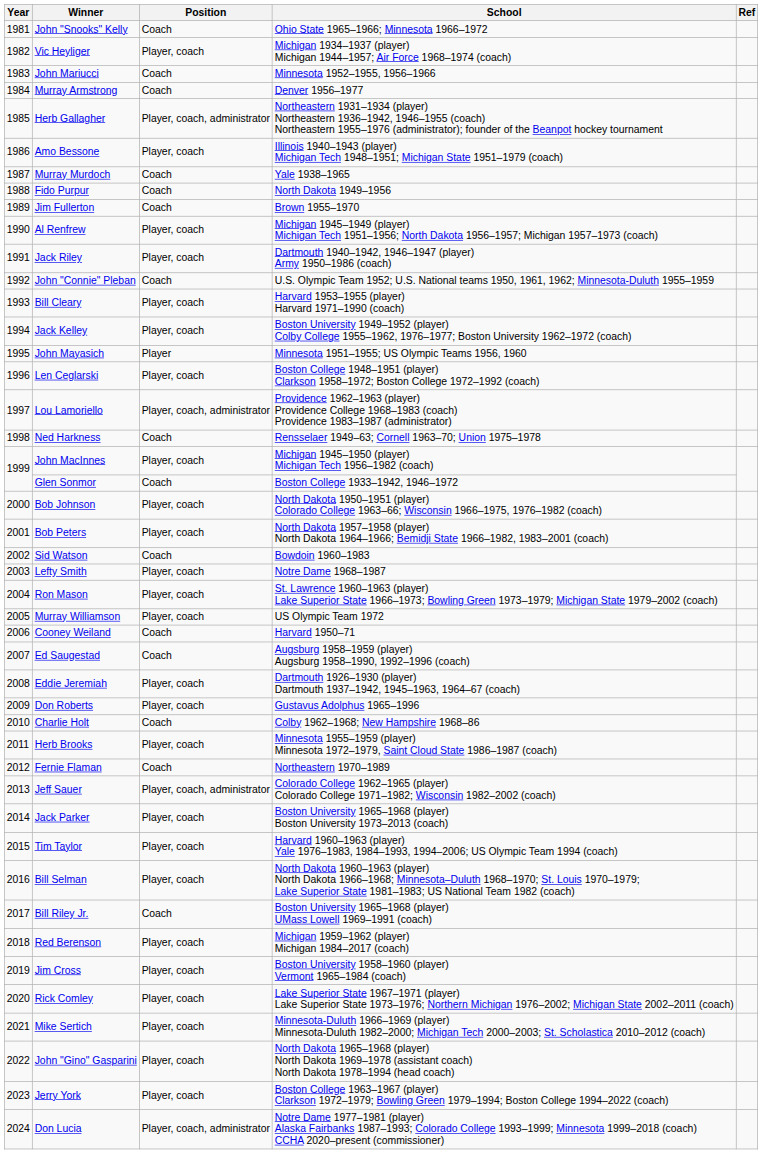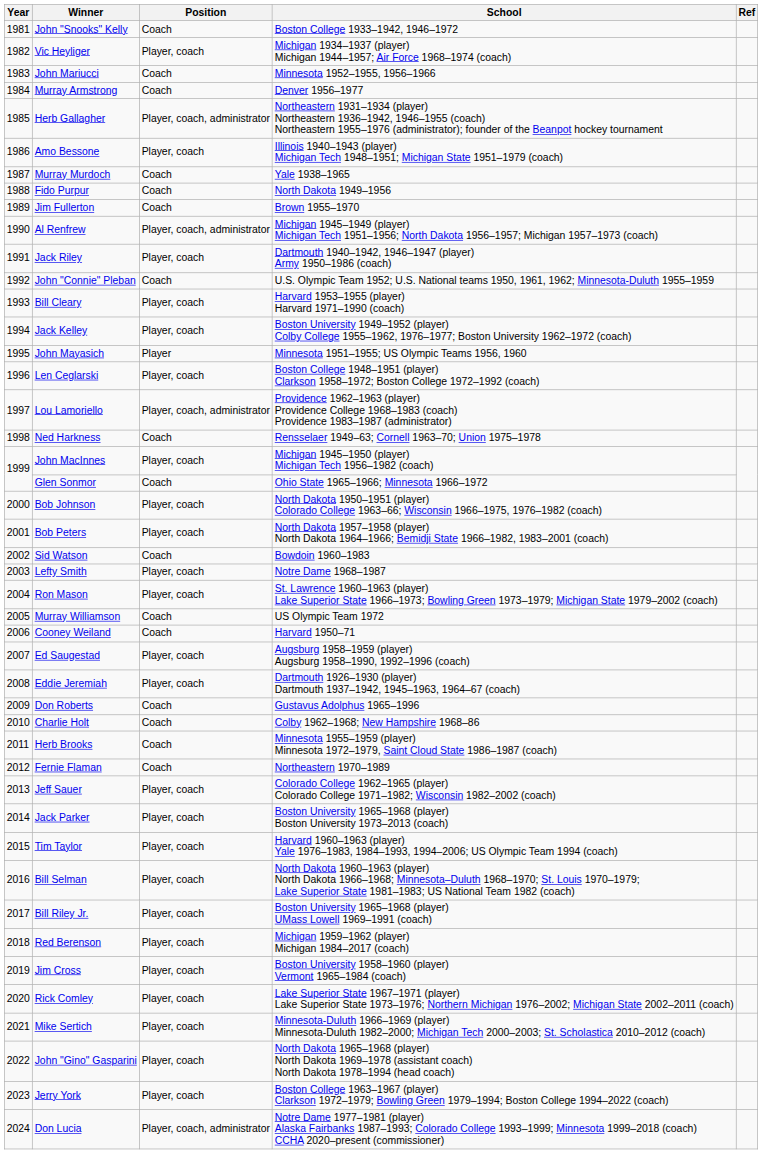(381, 29) Ohio State 1965–1966; Minnesota 1966–1972 -> (366, 29) Boston College 1933–1942, 1946–1972
(173, 230) Player, coach -> (206, 230) Player, coach, administrator
(366, 483) Boston College 1933–1942, 1946–1972 -> (381, 483) Ohio State 1965–1966; Minnesota 1966–1972
(173, 617) Player, coach -> (157, 617) Coach
(157, 655) Coach -> (173, 655) Player, coach
(173, 706) Player, coach -> (157, 706) Coach
(173, 745) Player, coach -> (157, 745) Coach
(206, 789) Player, coach, administrator -> (173, 789) Player, coach
(157, 914) Coach -> (173, 914) Player, coach
